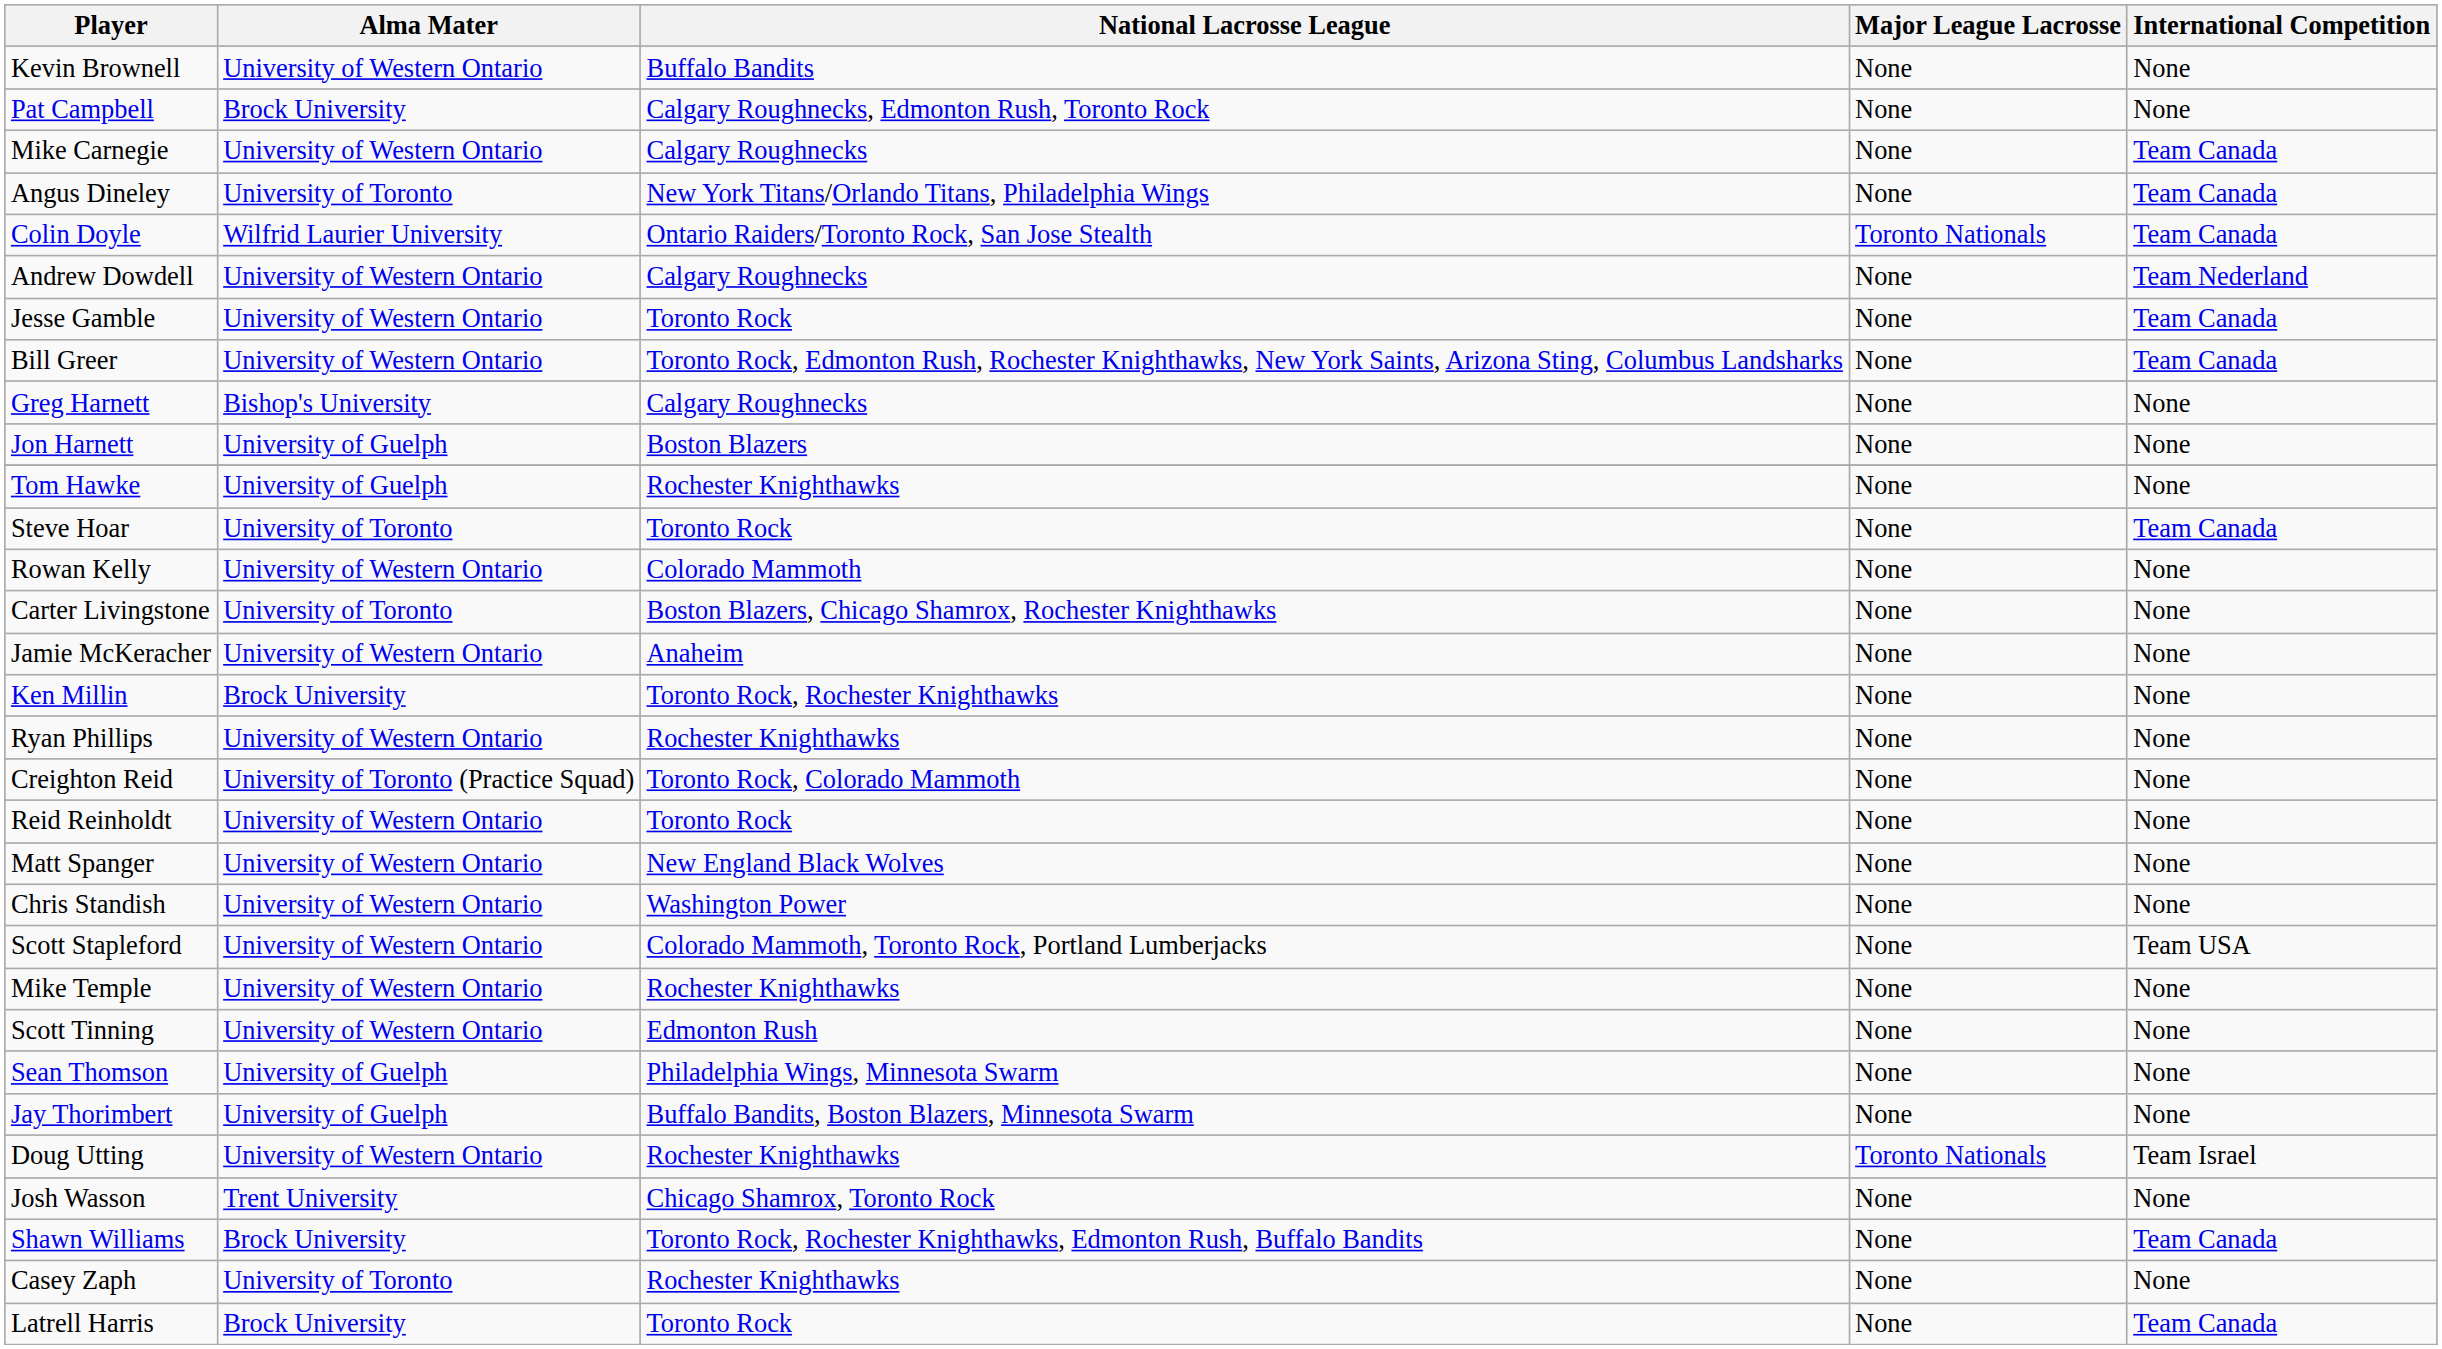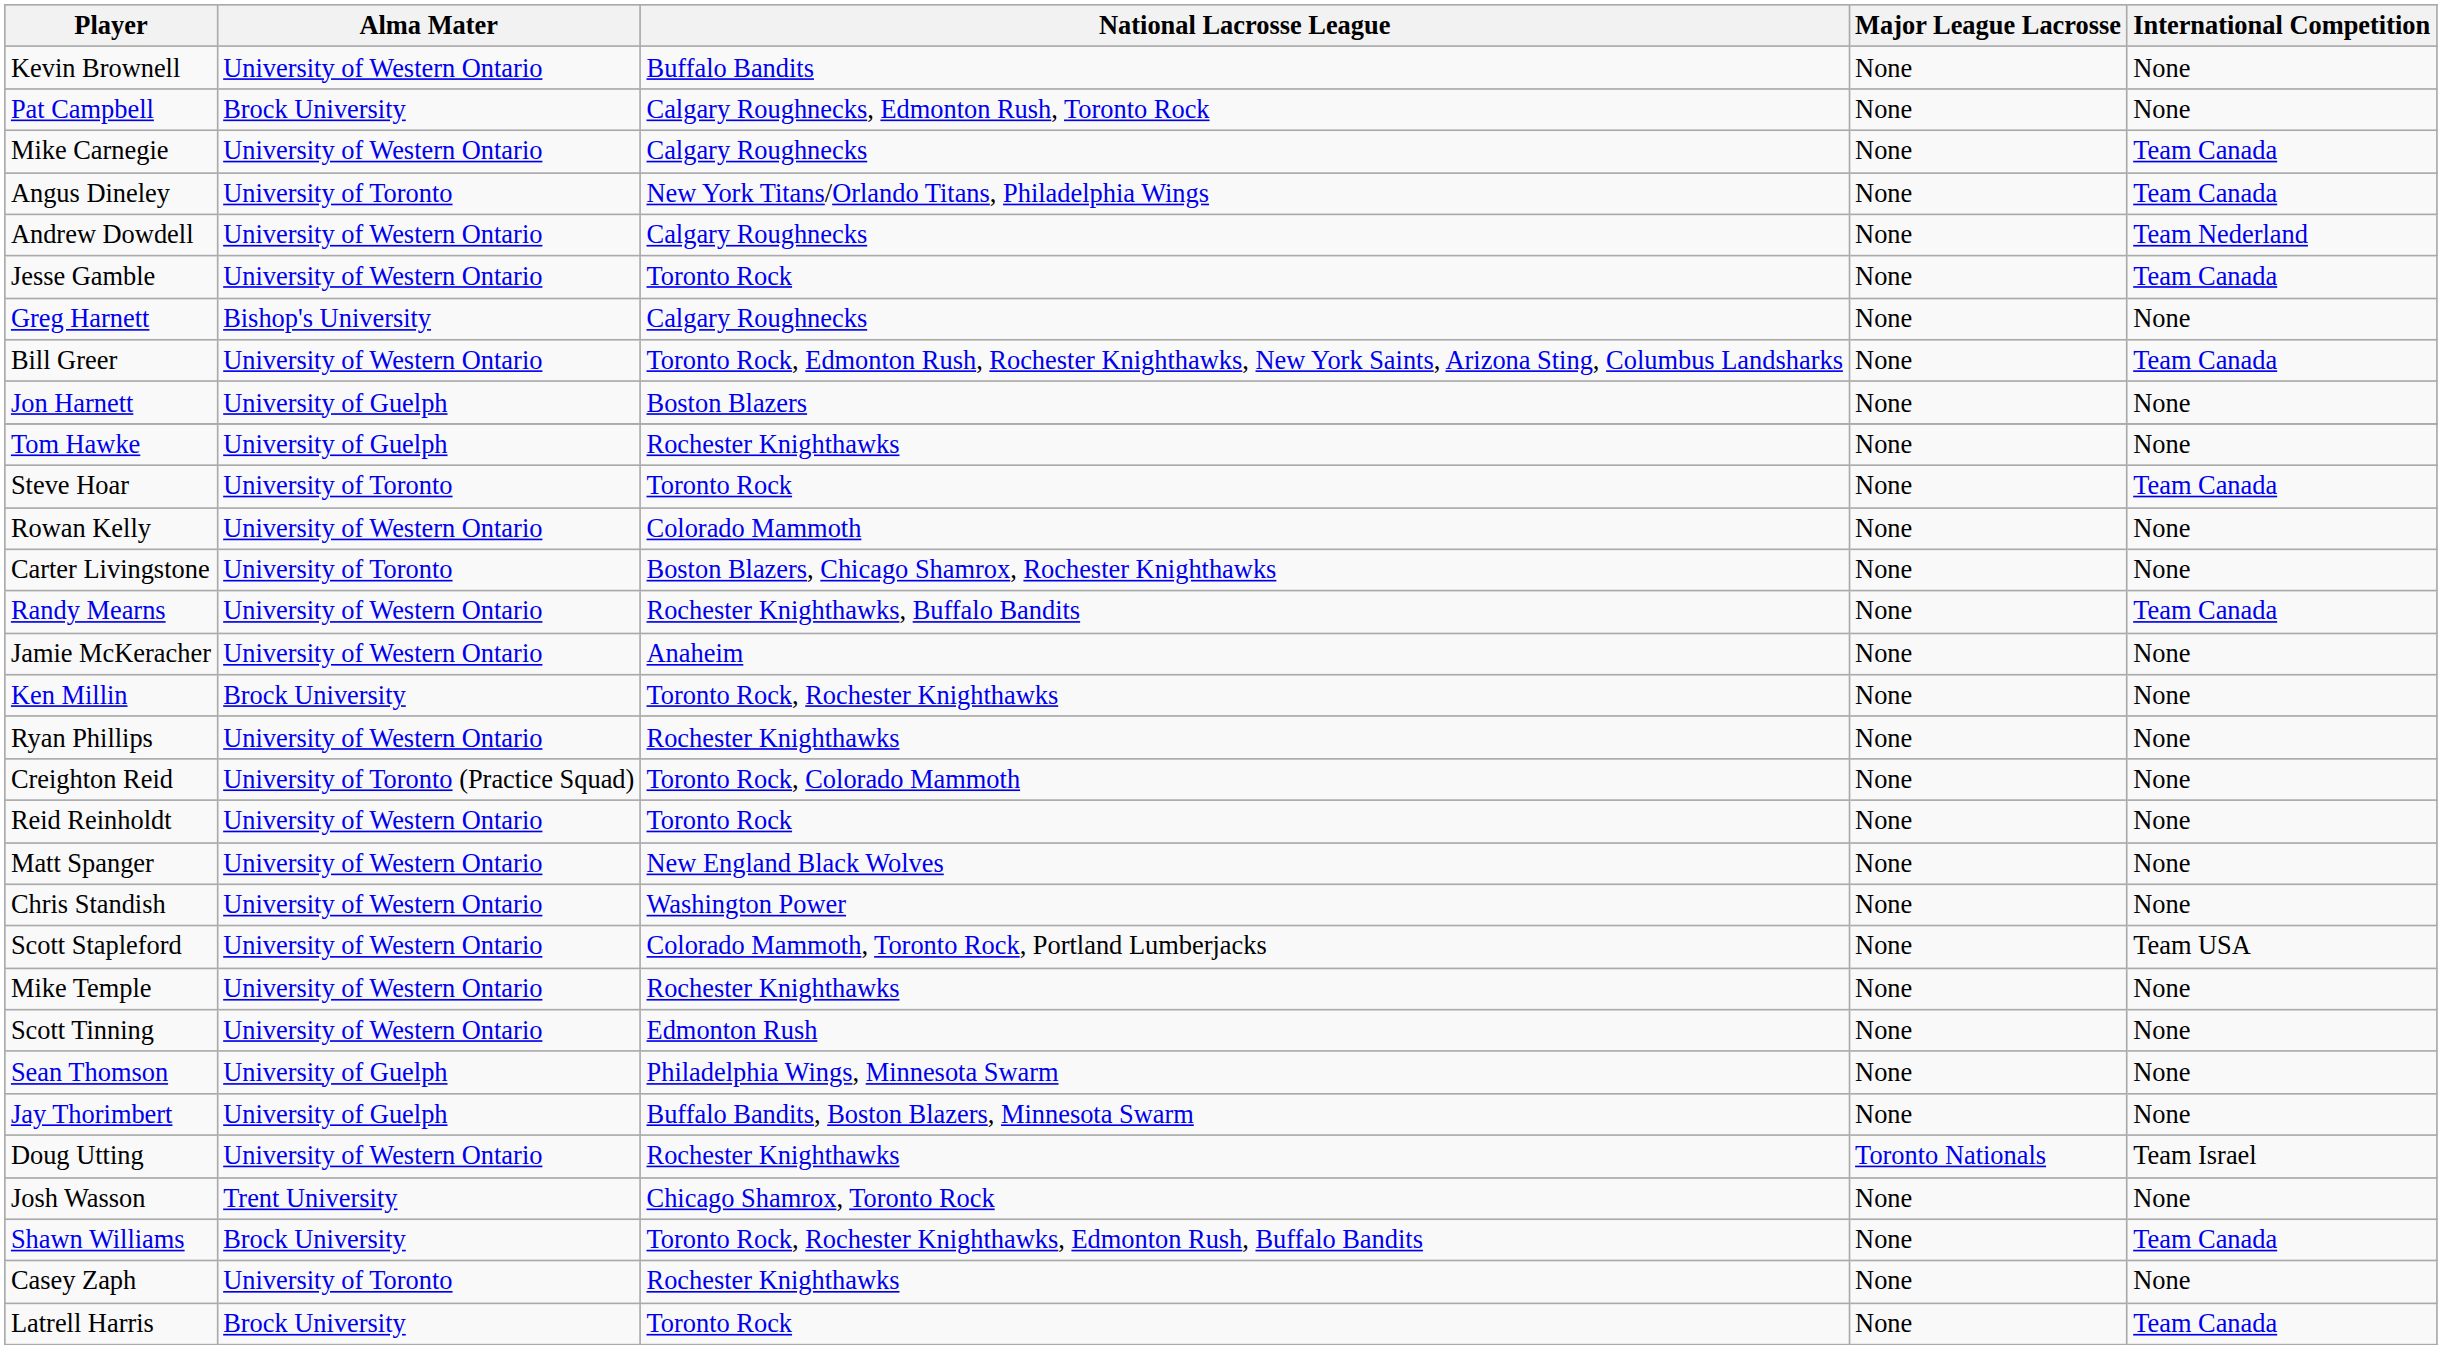- row: (76, 234)
rows swapped: (64, 360) <-> (80, 402)
+ row: (88, 611)
